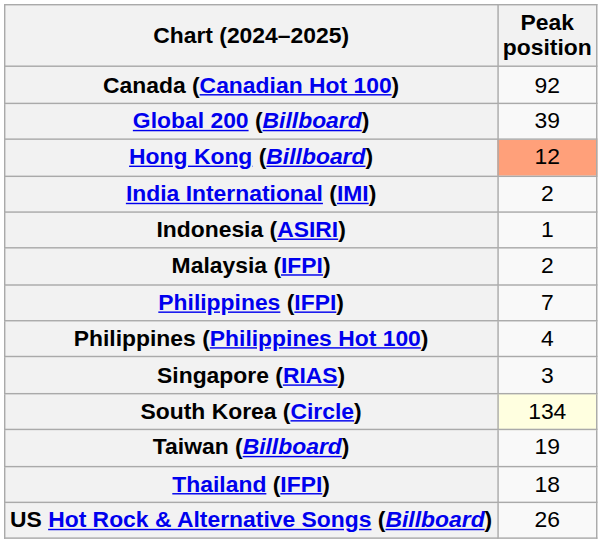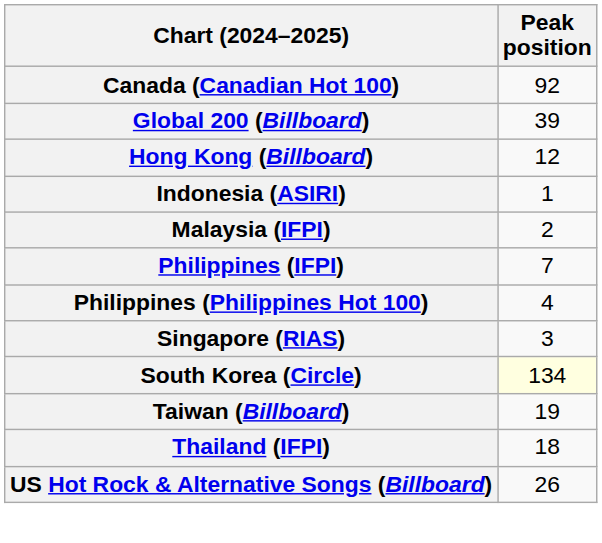(547, 157) lightsalmon background -> (547, 157) no background
- row: (251, 193)
